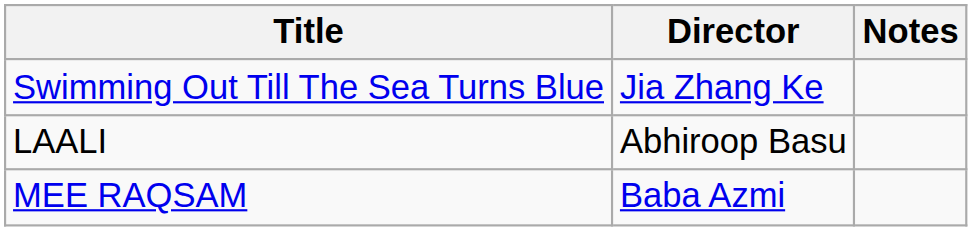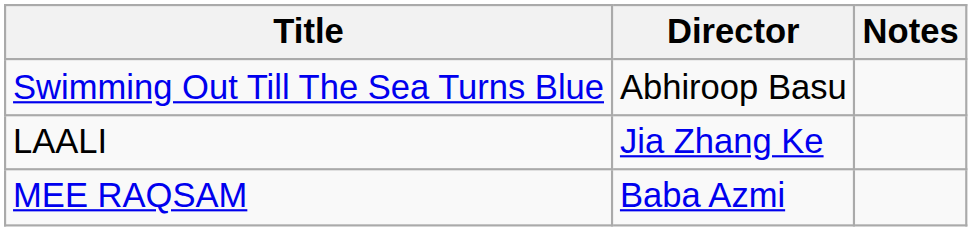(722, 86) Jia Zhang Ke -> (733, 86) Abhiroop Basu
(733, 141) Abhiroop Basu -> (722, 141) Jia Zhang Ke
